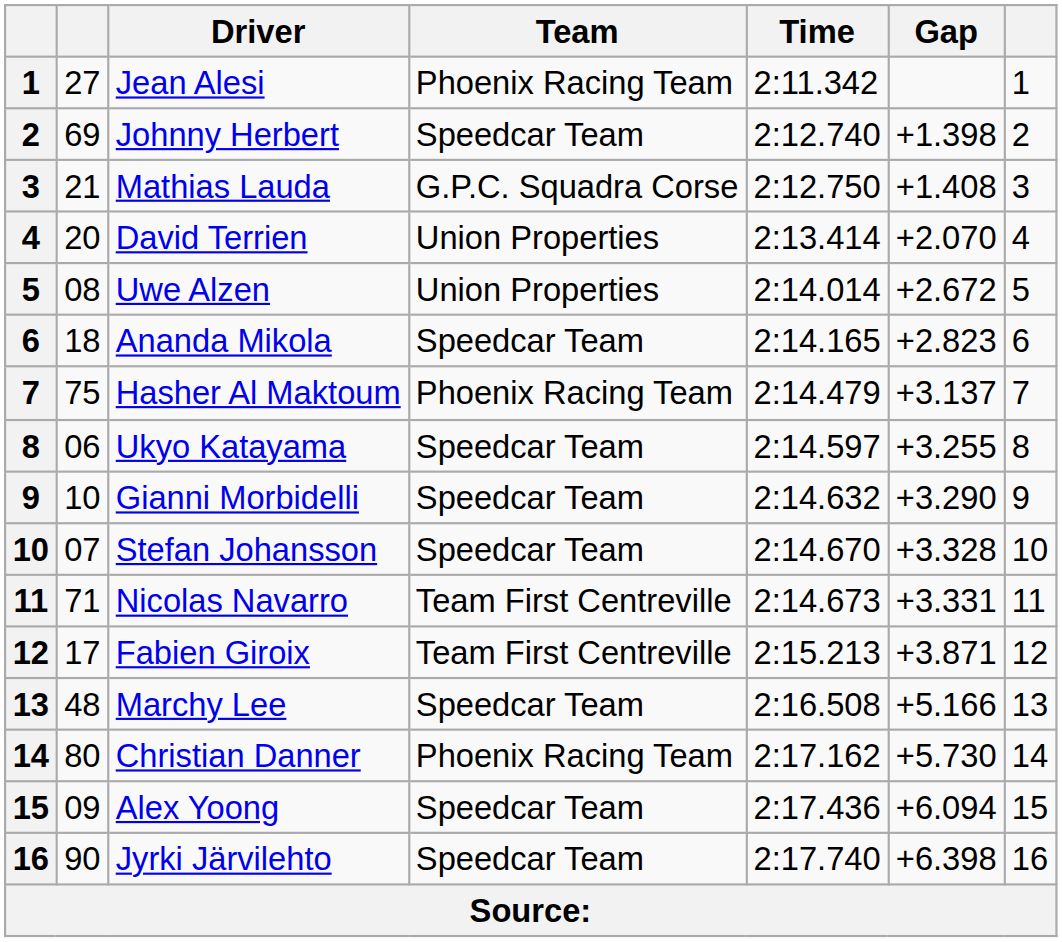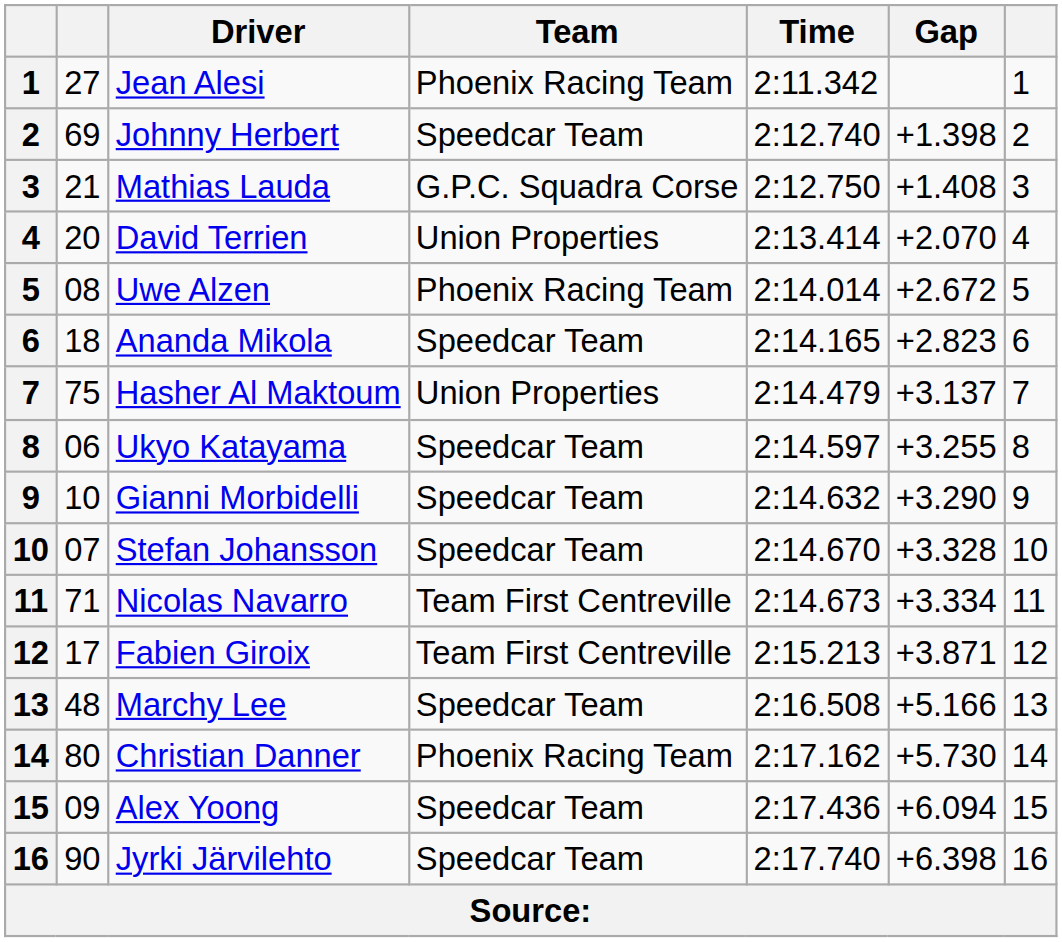(537, 290) Union Properties -> (574, 290) Phoenix Racing Team
(574, 393) Phoenix Racing Team -> (537, 393) Union Properties
(946, 600) +3.331 -> (946, 600) +3.334
